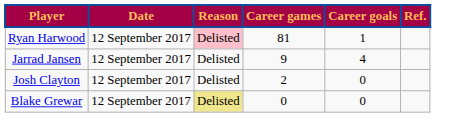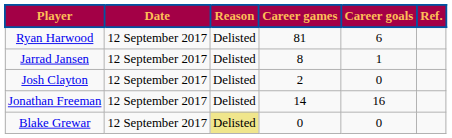(218, 38) pink background -> (234, 38) no background
(363, 38) 1 -> (379, 38) 6
(284, 59) 9 -> (300, 59) 8
(363, 59) 4 -> (379, 59) 1
+ row: (55, 101)
